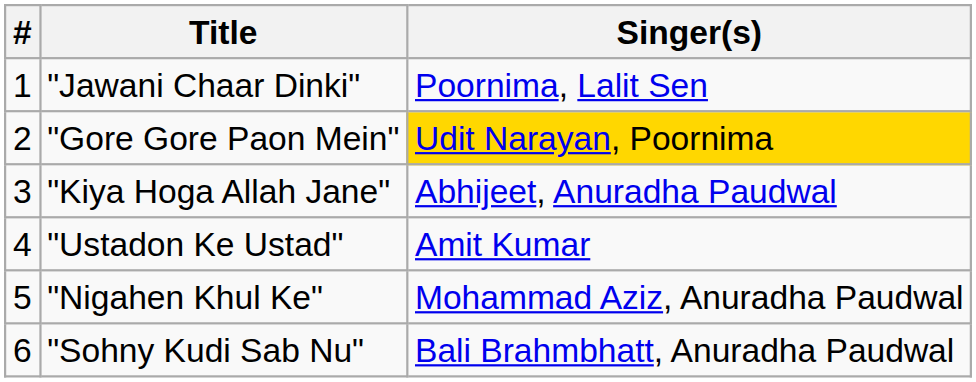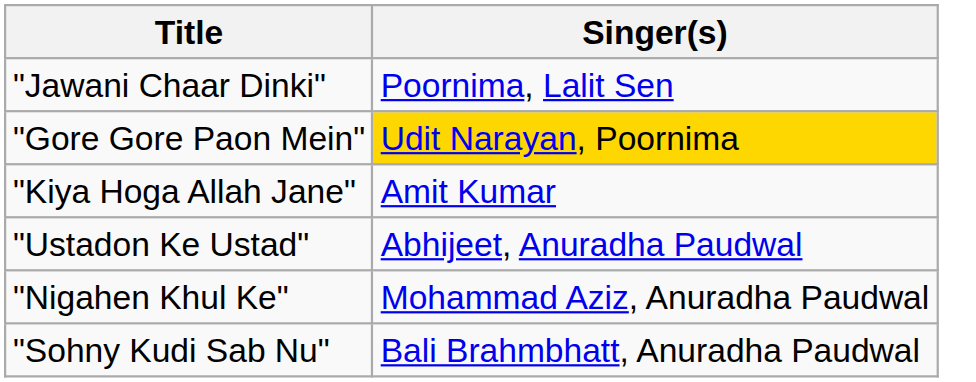- column: (22, 32)
(626, 191) Abhijeet, Anuradha Paudwal -> (468, 191) Amit Kumar
(503, 245) Amit Kumar -> (592, 245) Abhijeet, Anuradha Paudwal
